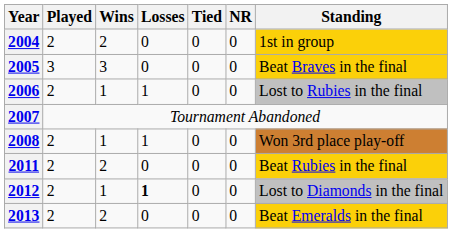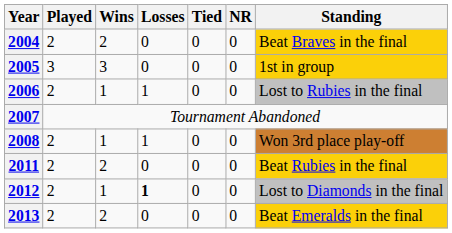(297, 41) 1st in group -> (333, 41) Beat Braves in the final
(333, 66) Beat Braves in the final -> (297, 66) 1st in group
